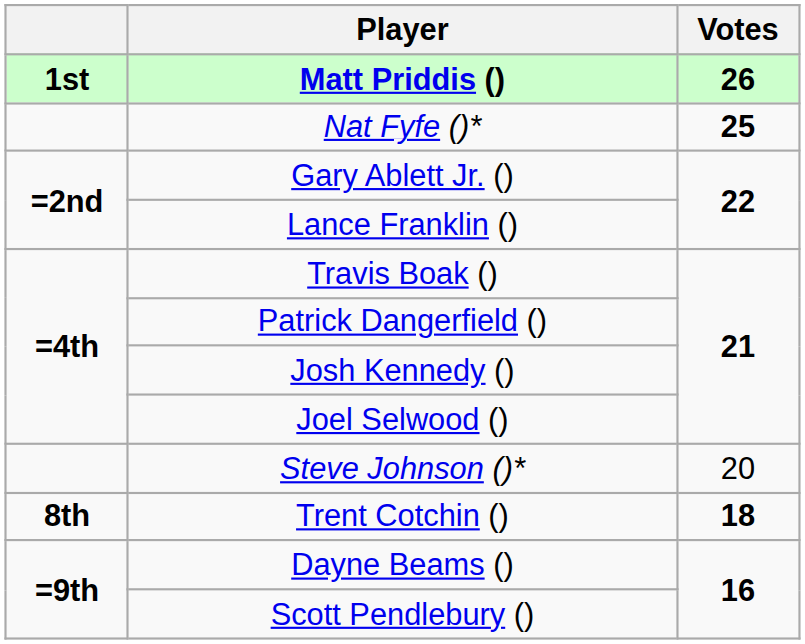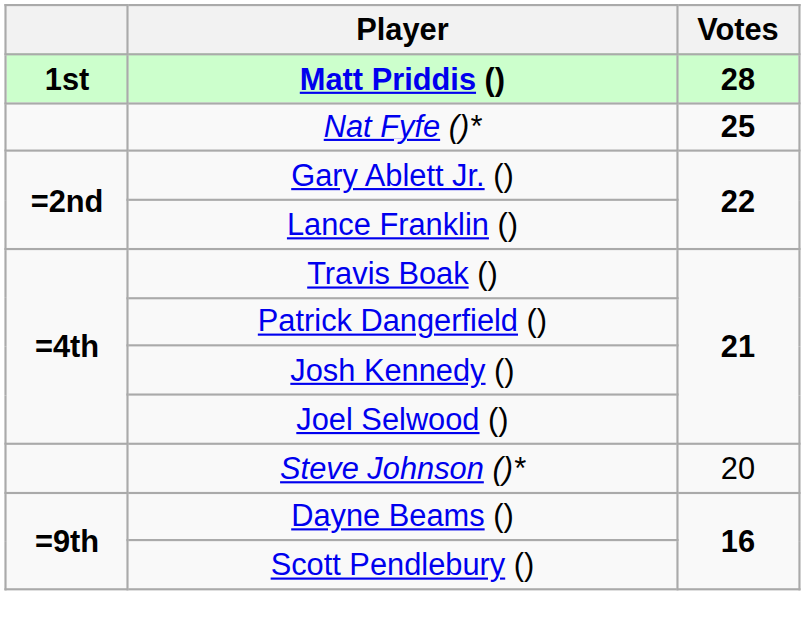(738, 78) 26 -> (738, 78) 28
- row: (402, 517)
